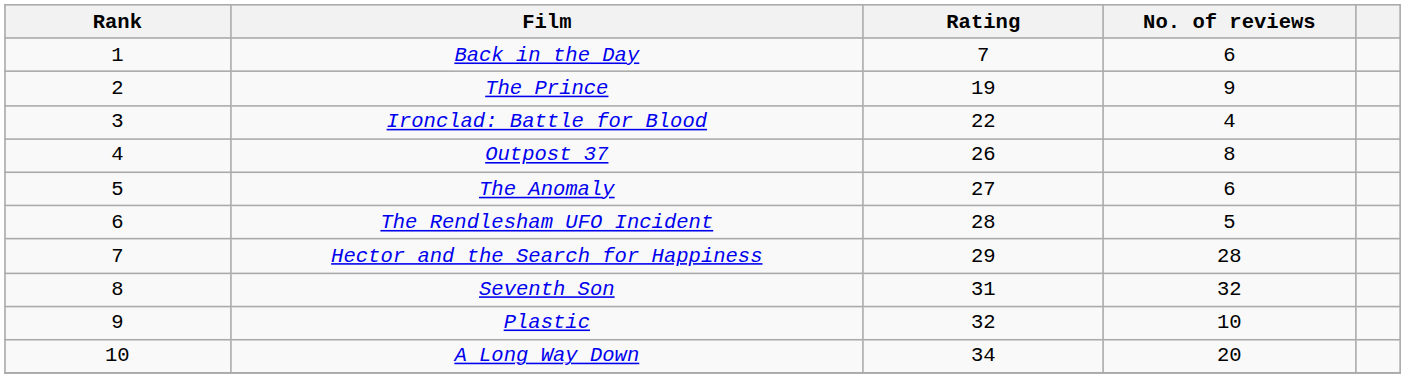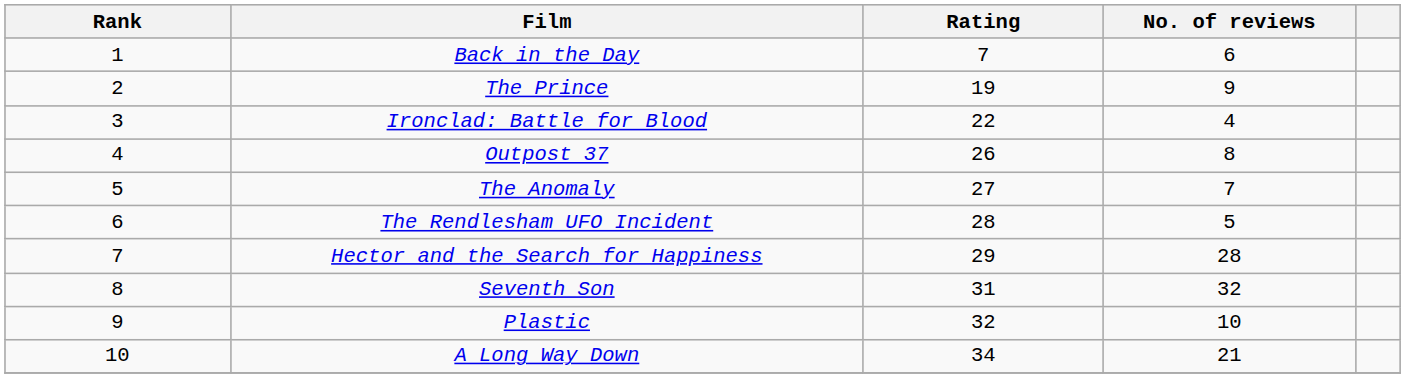(1229, 189) 6 -> (1229, 189) 7
(1229, 356) 20 -> (1229, 356) 21
